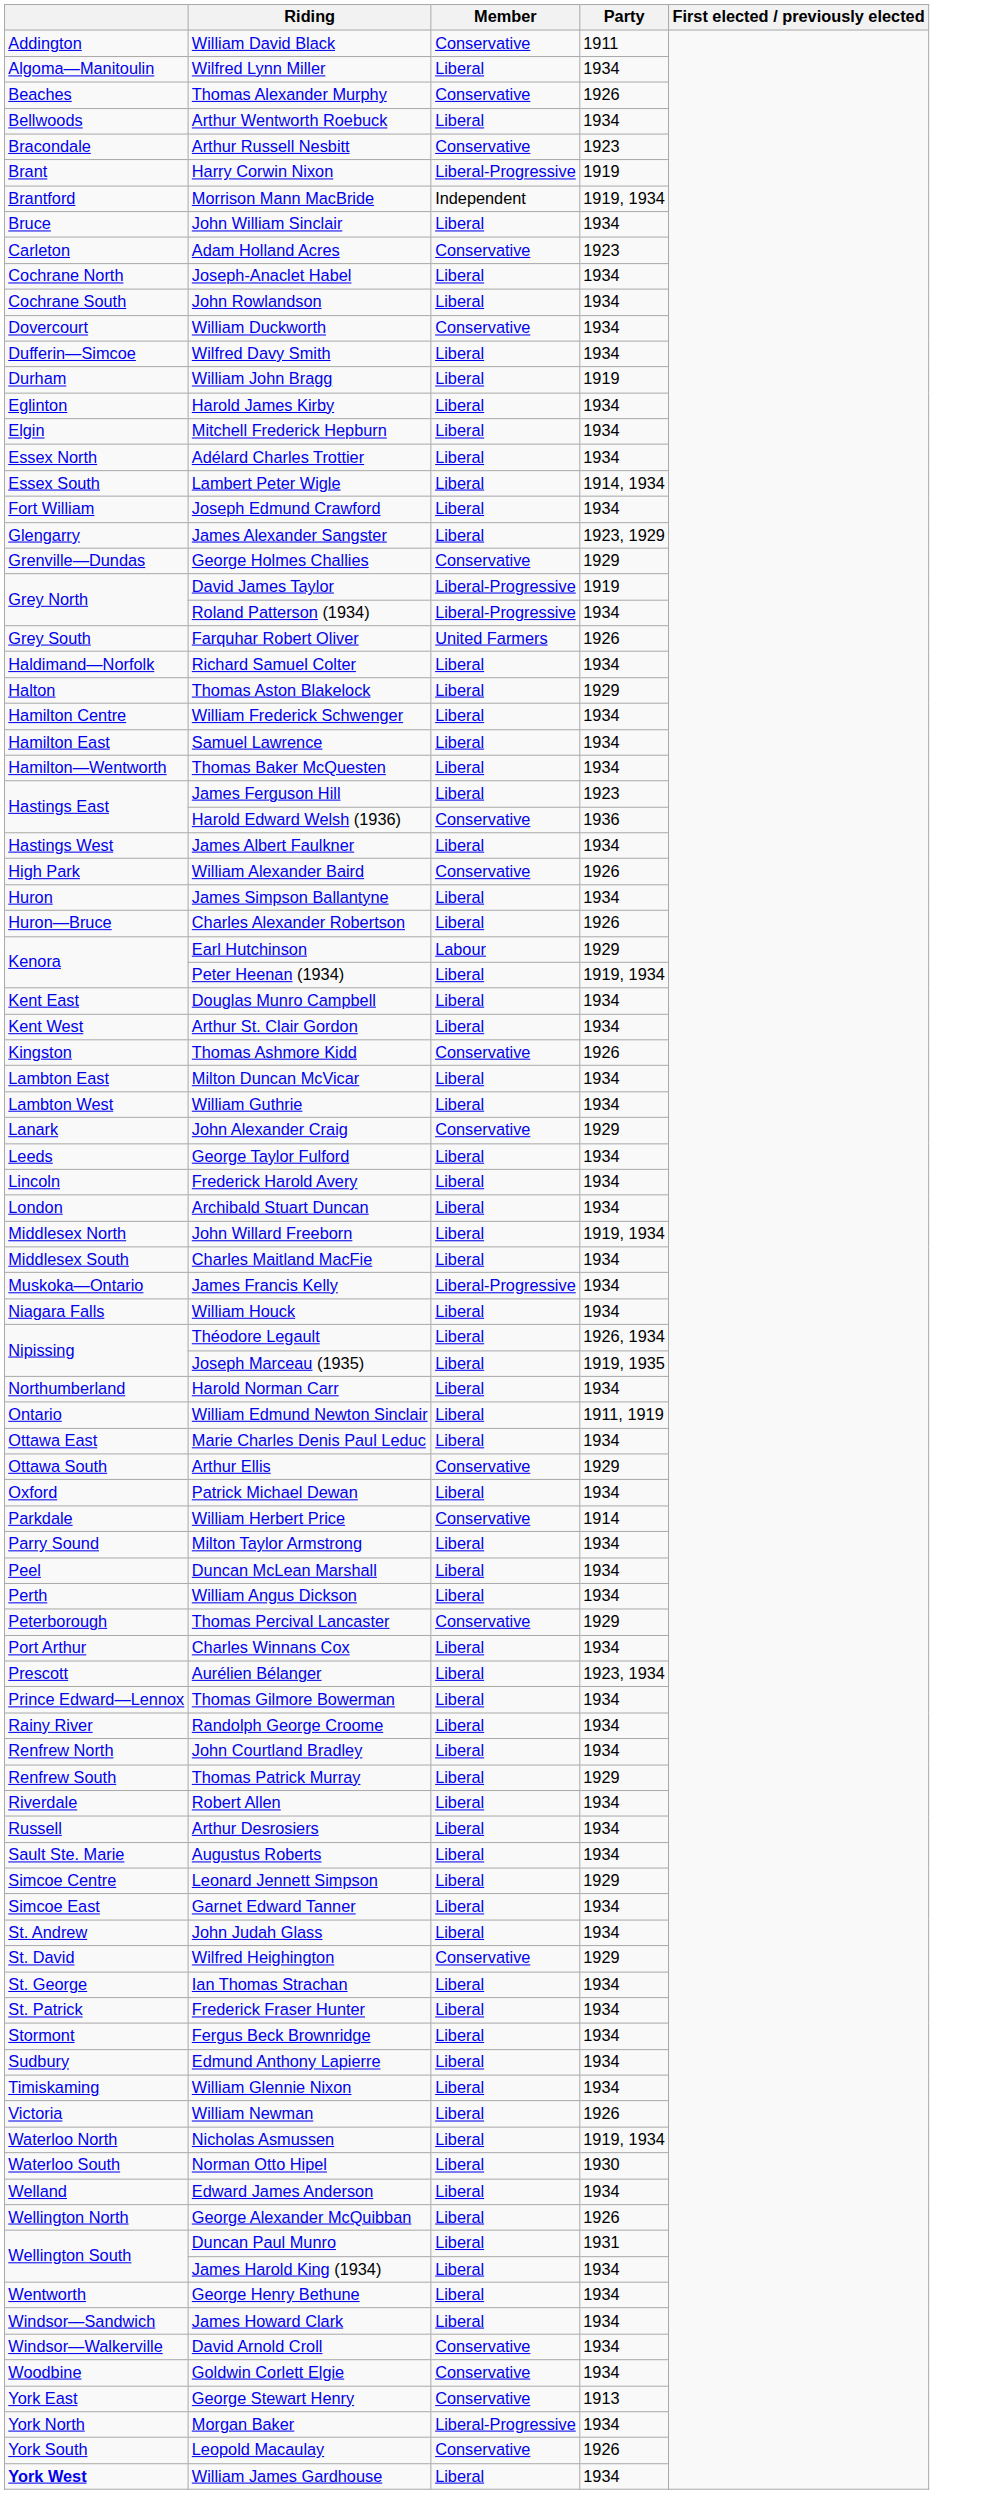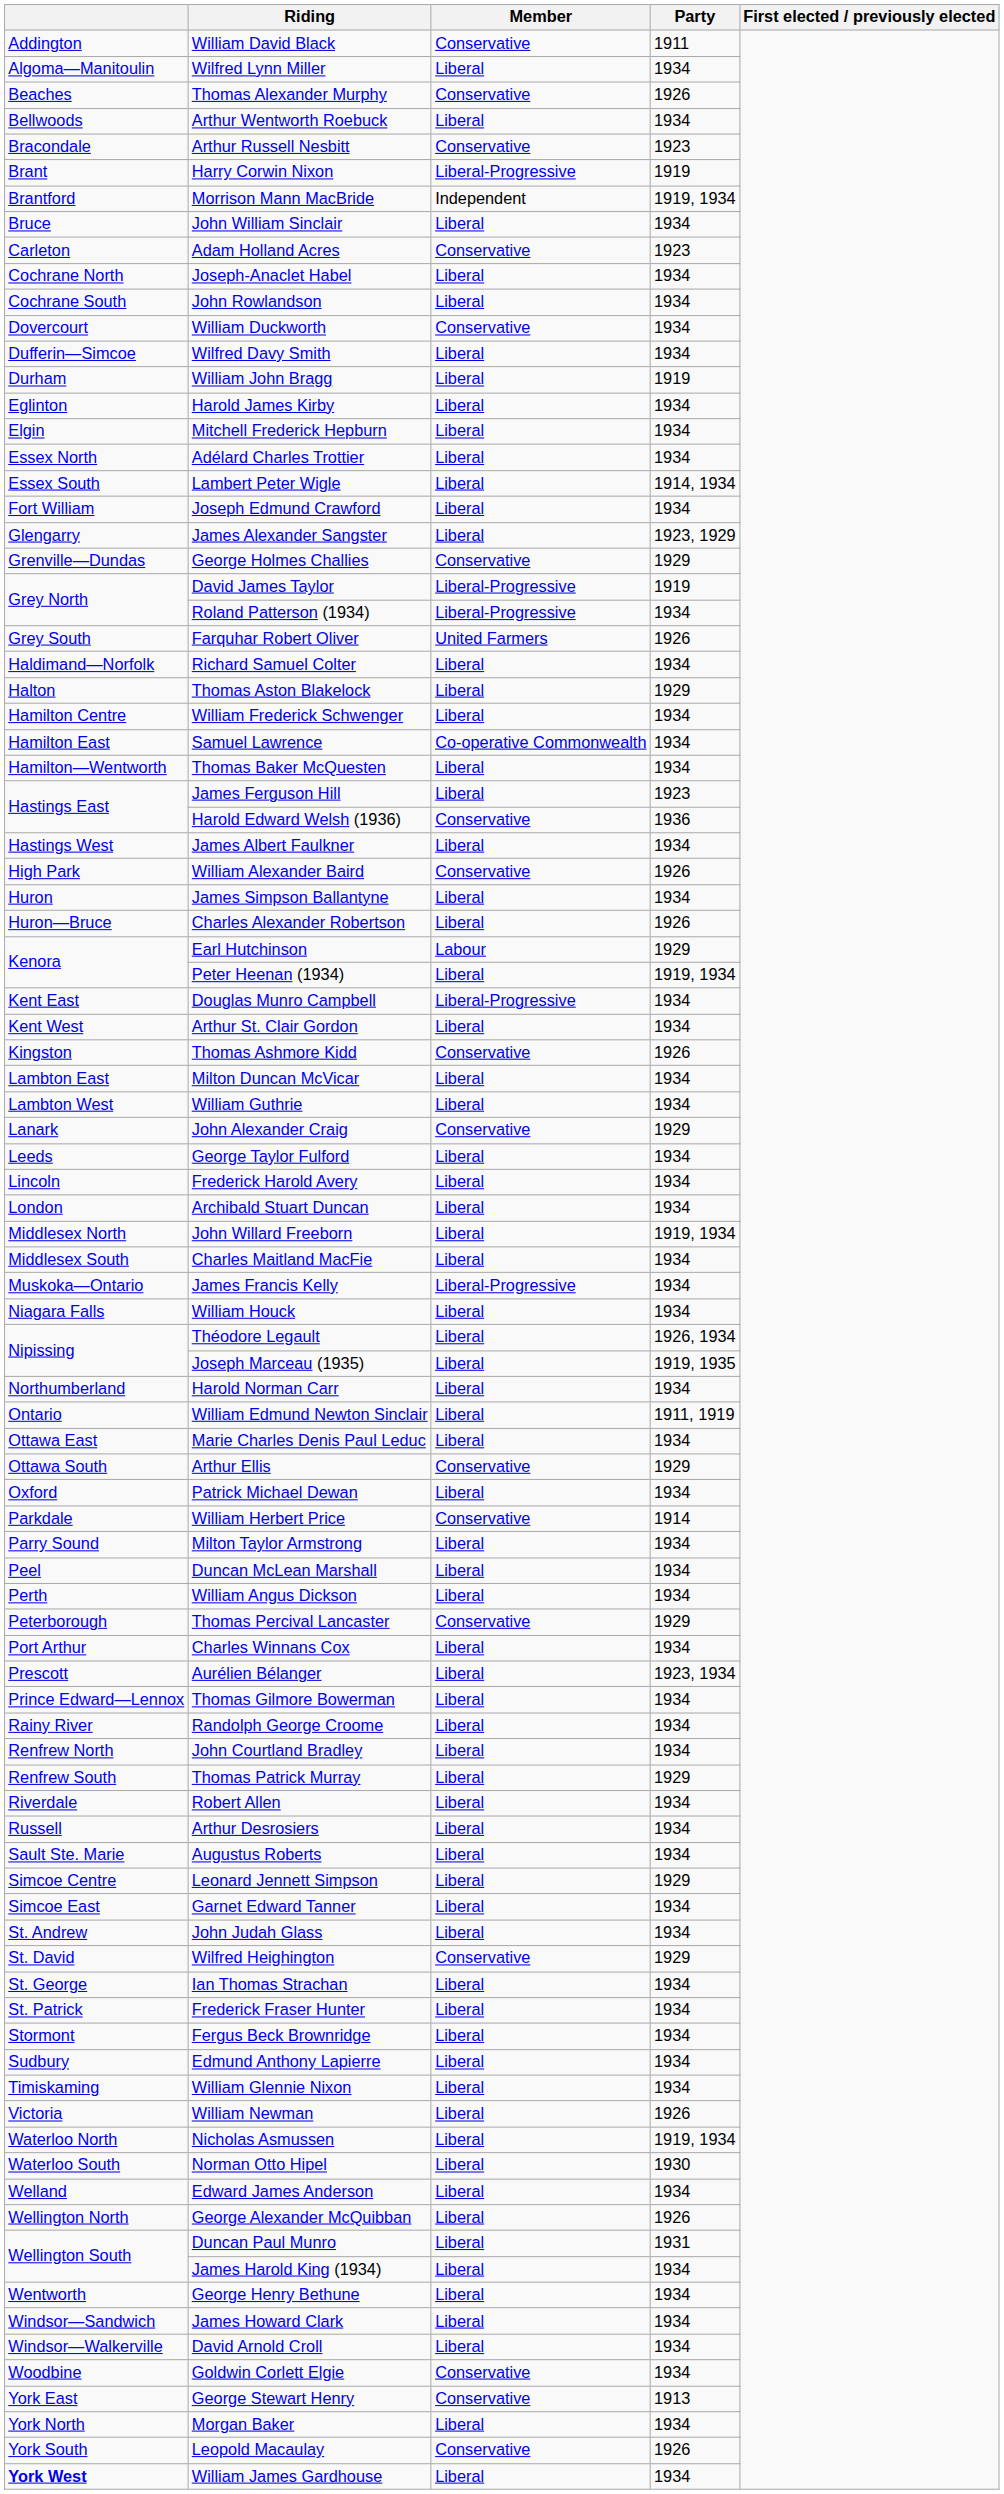(460, 742) Liberal -> (541, 742) Co-operative Commonwealth
(460, 1000) Liberal -> (505, 1000) Liberal-Progressive
(483, 2346) Conservative -> (460, 2346) Liberal
(505, 2424) Liberal-Progressive -> (460, 2424) Liberal
